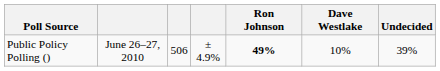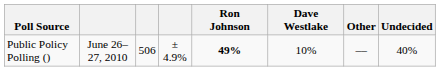+ column: (361, 26)
(407, 50) 39% -> (407, 50) 40%
